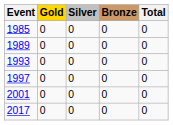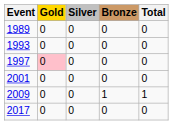- row: (18, 29)
(43, 78) no background -> (43, 62) pink background
+ row: (18, 95)
